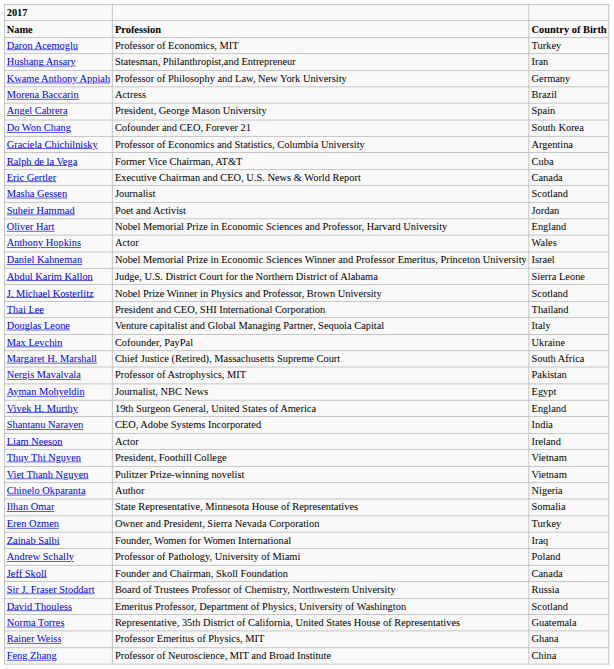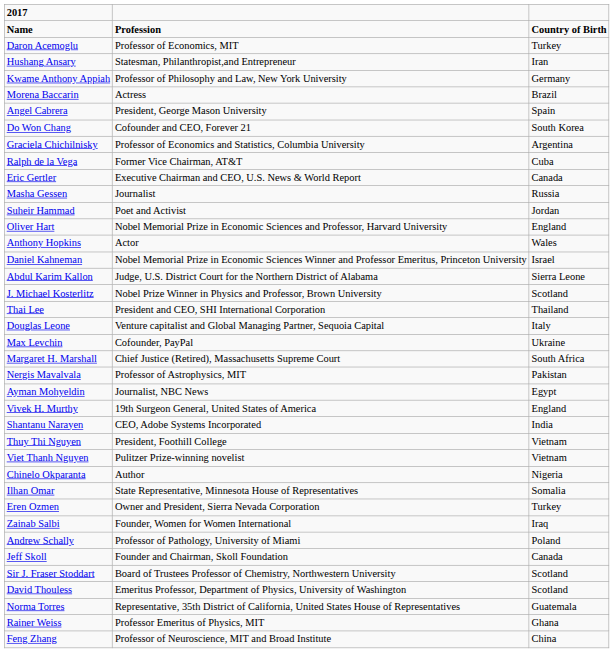(550, 194) Scotland -> (545, 194) Russia
- row: (35, 441)
(545, 590) Russia -> (550, 573) Scotland
